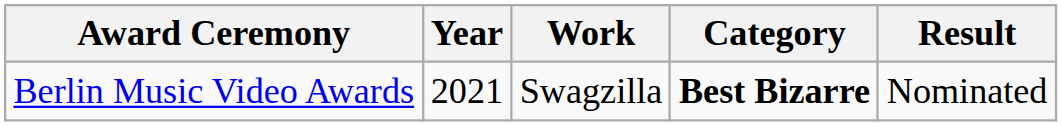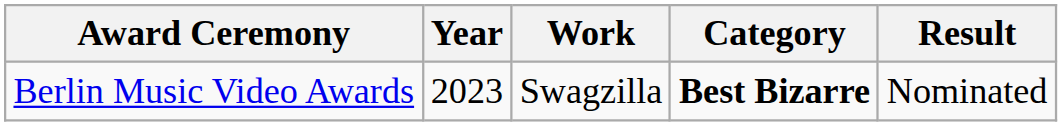(467, 90) 2021 -> (467, 90) 2023
